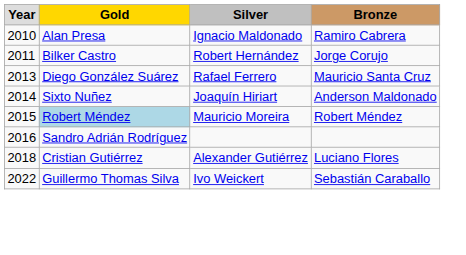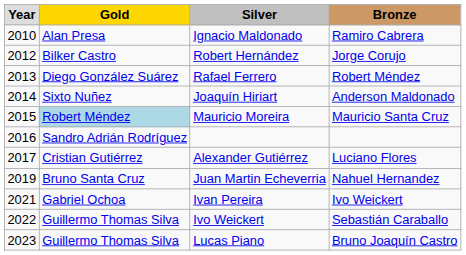(21, 56) 2011 -> (22, 56) 2012
(372, 76) Mauricio Santa Cruz -> (376, 76) Robert Méndez
(358, 117) Robert Méndez -> (390, 117) Mauricio Santa Cruz
(22, 158) 2018 -> (22, 158) 2017
+ row: (260, 178)
+ row: (228, 199)
+ row: (229, 240)
